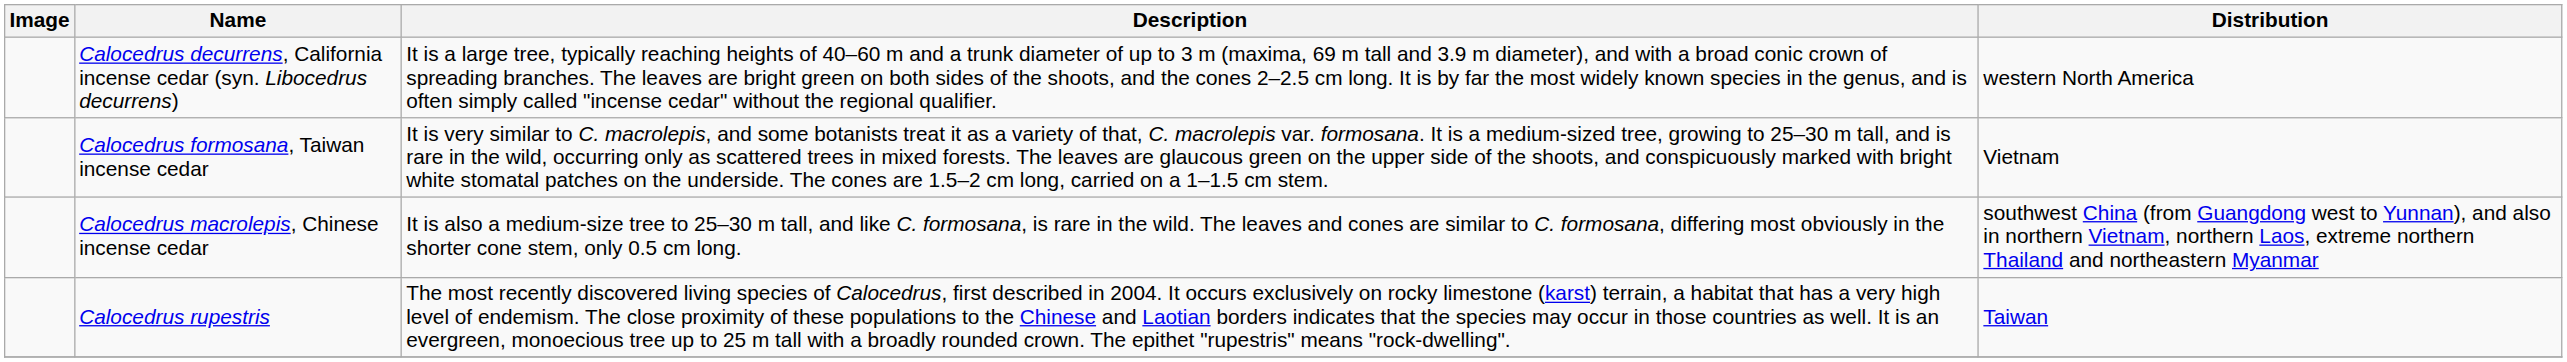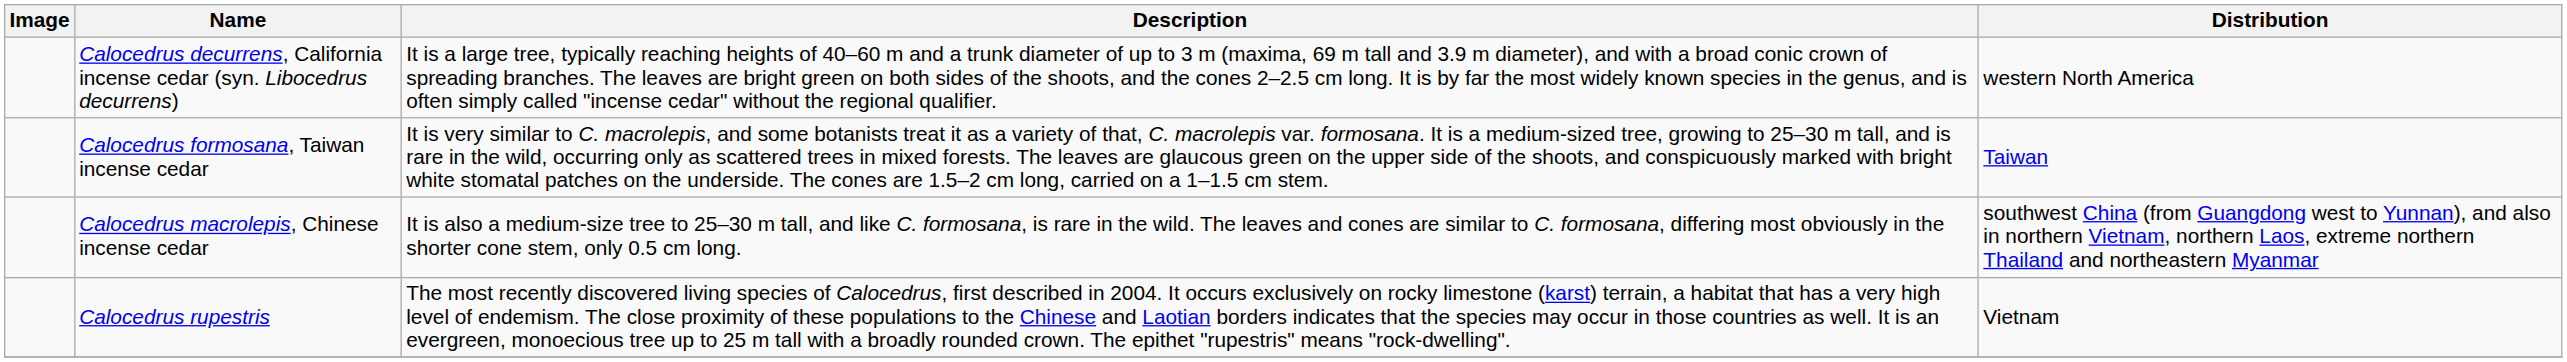(2021, 157) Vietnam -> (2016, 157) Taiwan
(2016, 316) Taiwan -> (2021, 316) Vietnam
